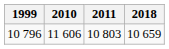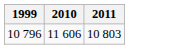- column: (144, 14)
